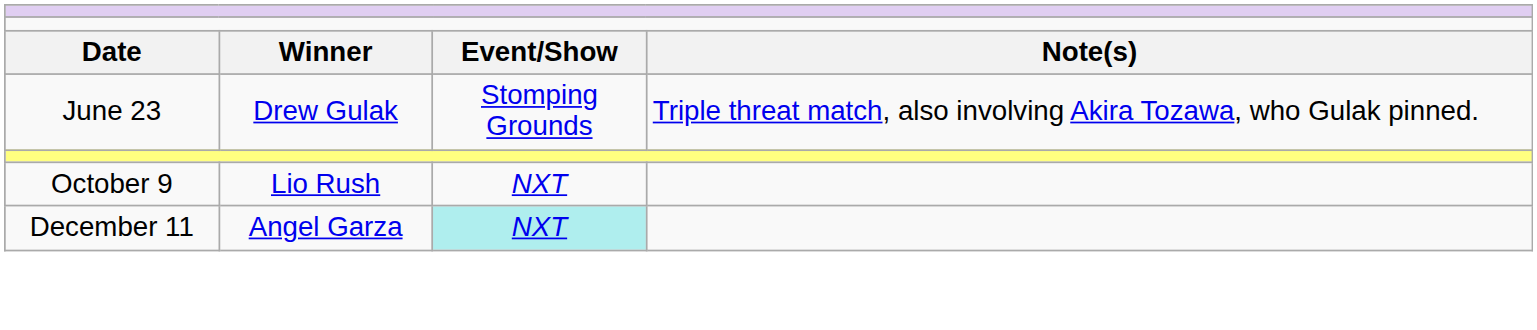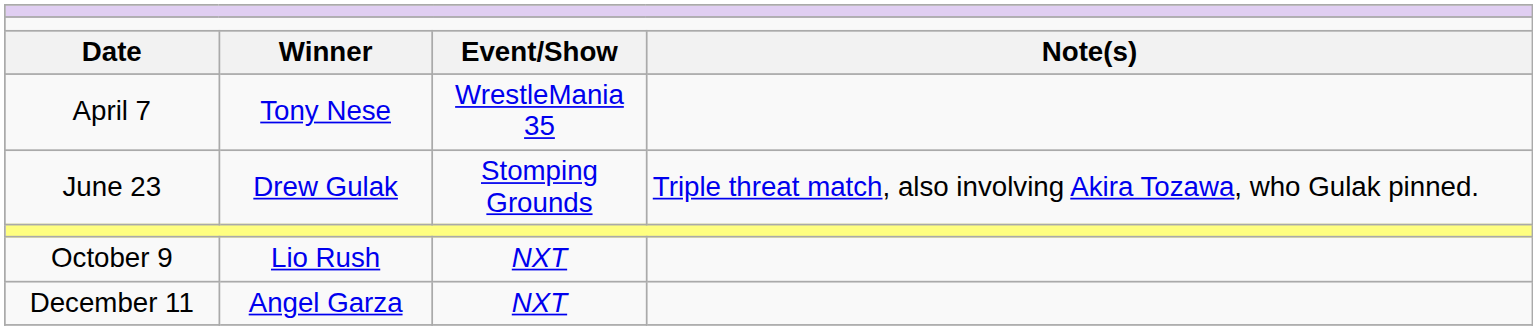+ row: (112, 111)
(539, 227) paleturquoise background -> (539, 302) no background
